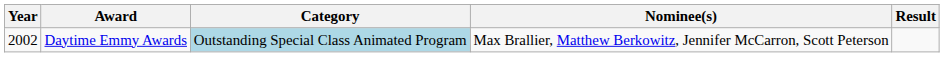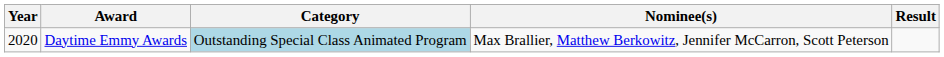(23, 39) 2002 -> (23, 39) 2020
